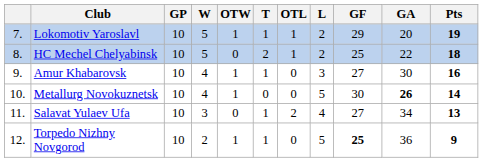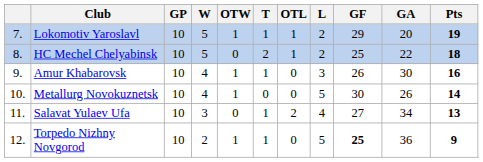(358, 73) 27 -> (358, 73) 26
(406, 93) bold -> (406, 93) normal
